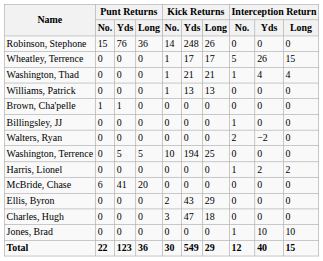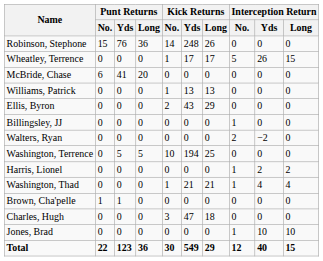rows swapped: (43, 75) <-> (39, 185)
rows swapped: (41, 106) <-> (31, 201)
